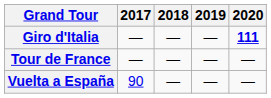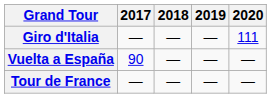(248, 37) bold -> (248, 37) normal
rows swapped: (61, 59) <-> (61, 81)
